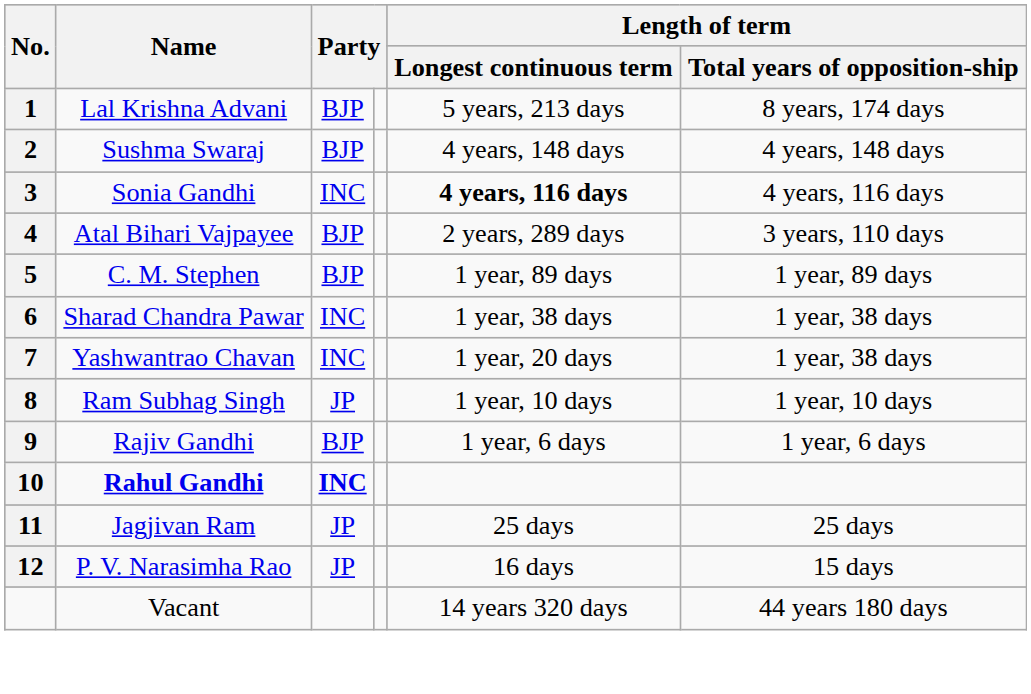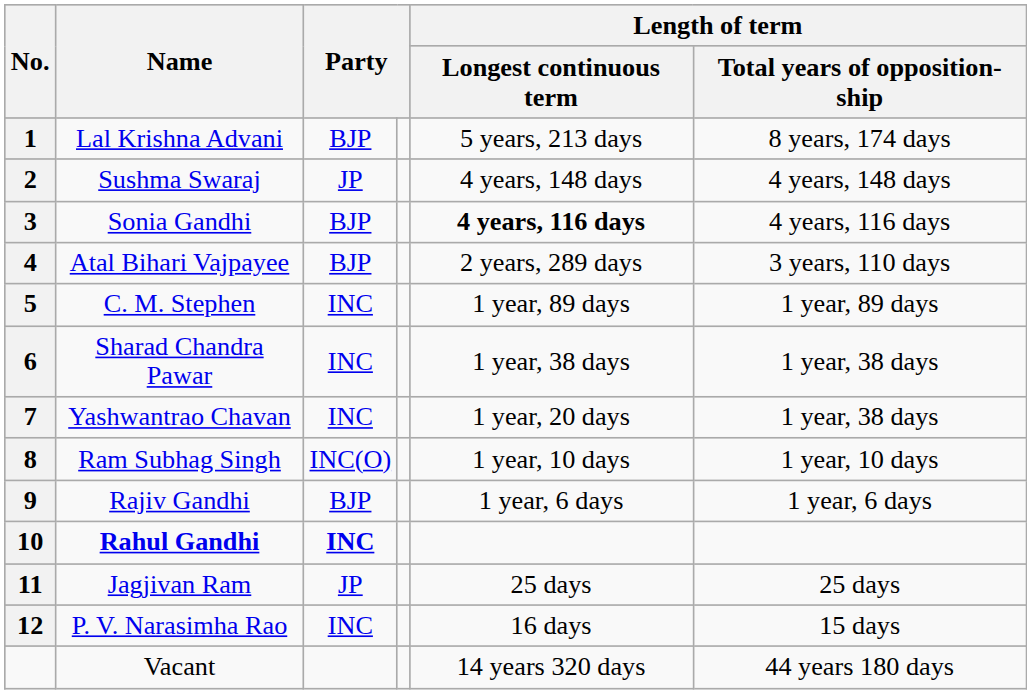(343, 150) BJP -> (350, 179) JP
(343, 191) INC -> (350, 221) BJP
(343, 274) BJP -> (350, 304) INC
(343, 399) JP -> (350, 458) INC(O)
(343, 566) JP -> (350, 625) INC
